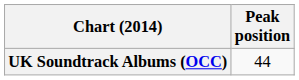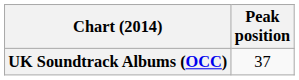(262, 61) 44 -> (262, 61) 37
